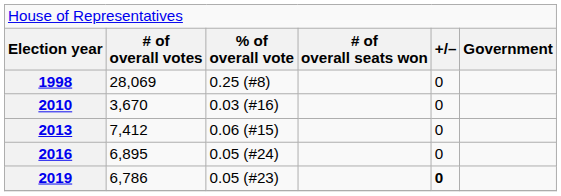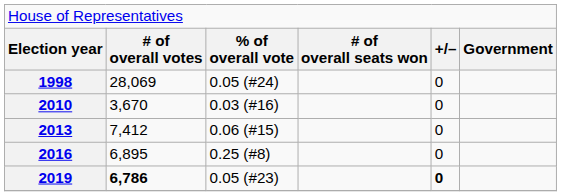(240, 81) 0.25 (#8) -> (244, 81) 0.05 (#24)
(244, 154) 0.05 (#24) -> (240, 154) 0.25 (#8)
(129, 178) normal -> (129, 178) bold
